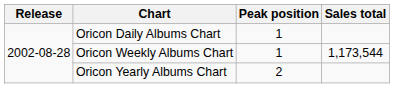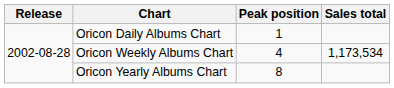(279, 53) 1 -> (279, 53) 4
(355, 53) 1,173,544 -> (355, 53) 1,173,534
(279, 72) 2 -> (279, 72) 8
